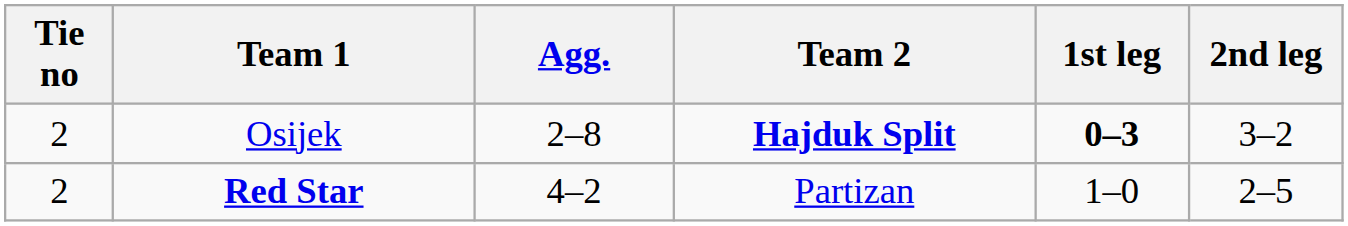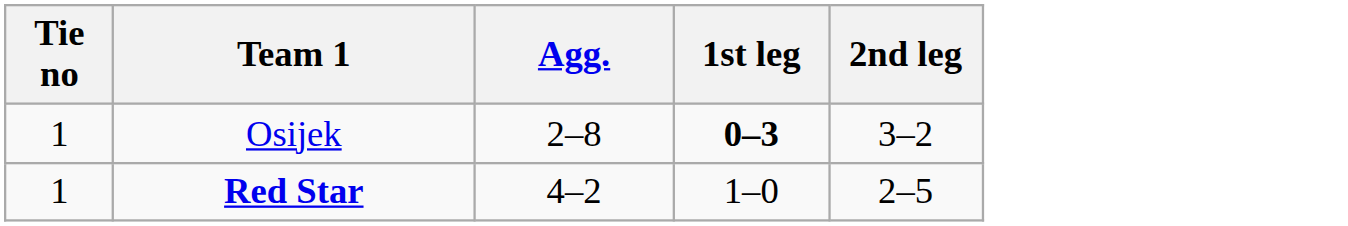- column: (854, 54)
(59, 132) 2 -> (59, 132) 1
(59, 190) 2 -> (59, 190) 1
